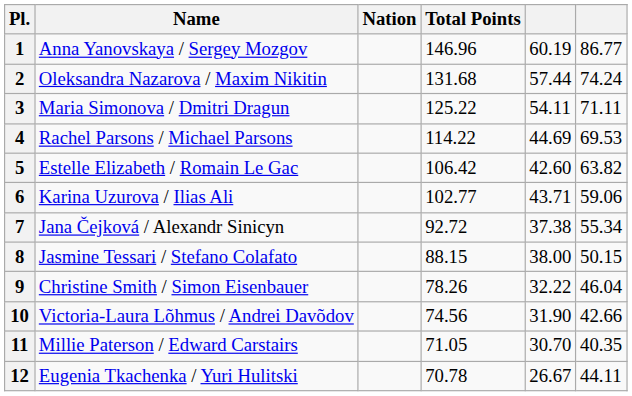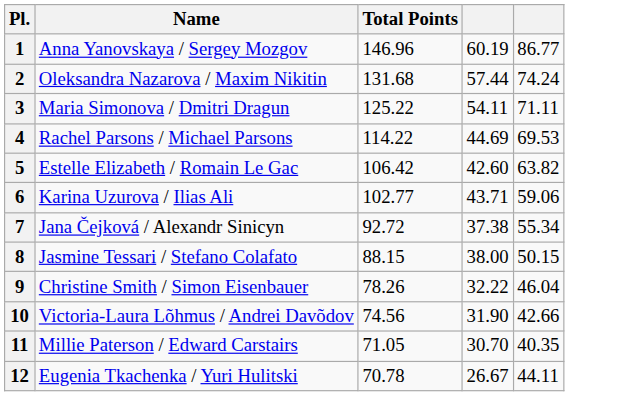- column: (389, 19)
